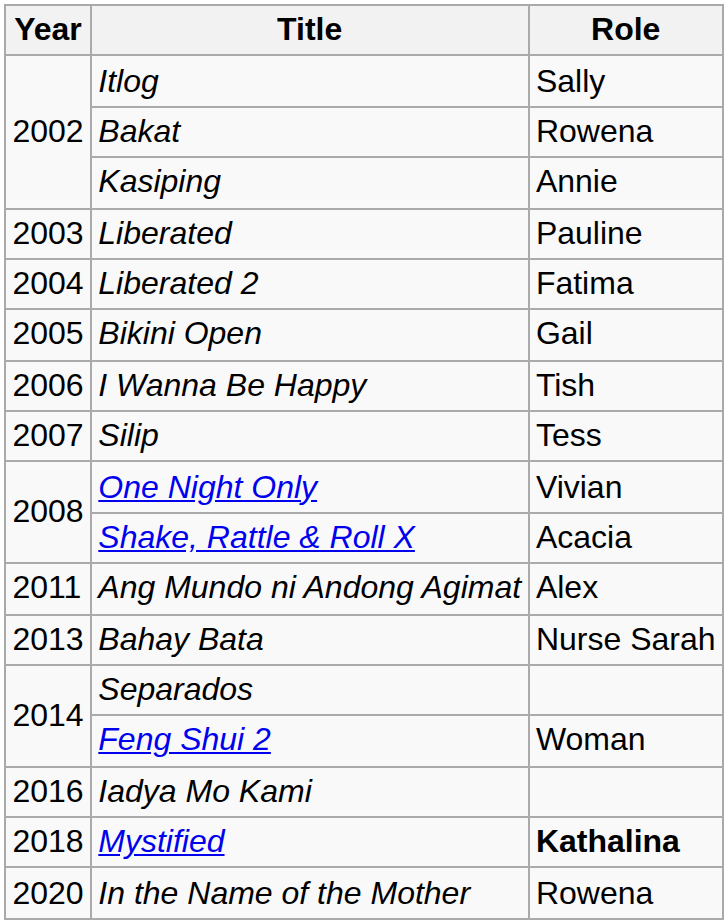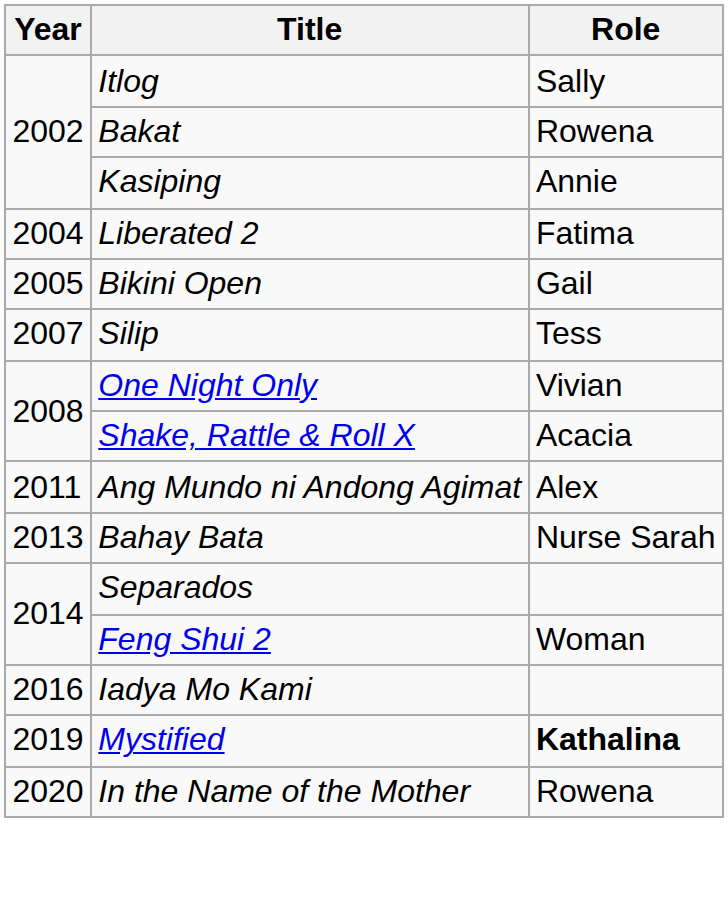- row: (165, 232)
- row: (232, 385)
(48, 841) 2018 -> (48, 740) 2019
